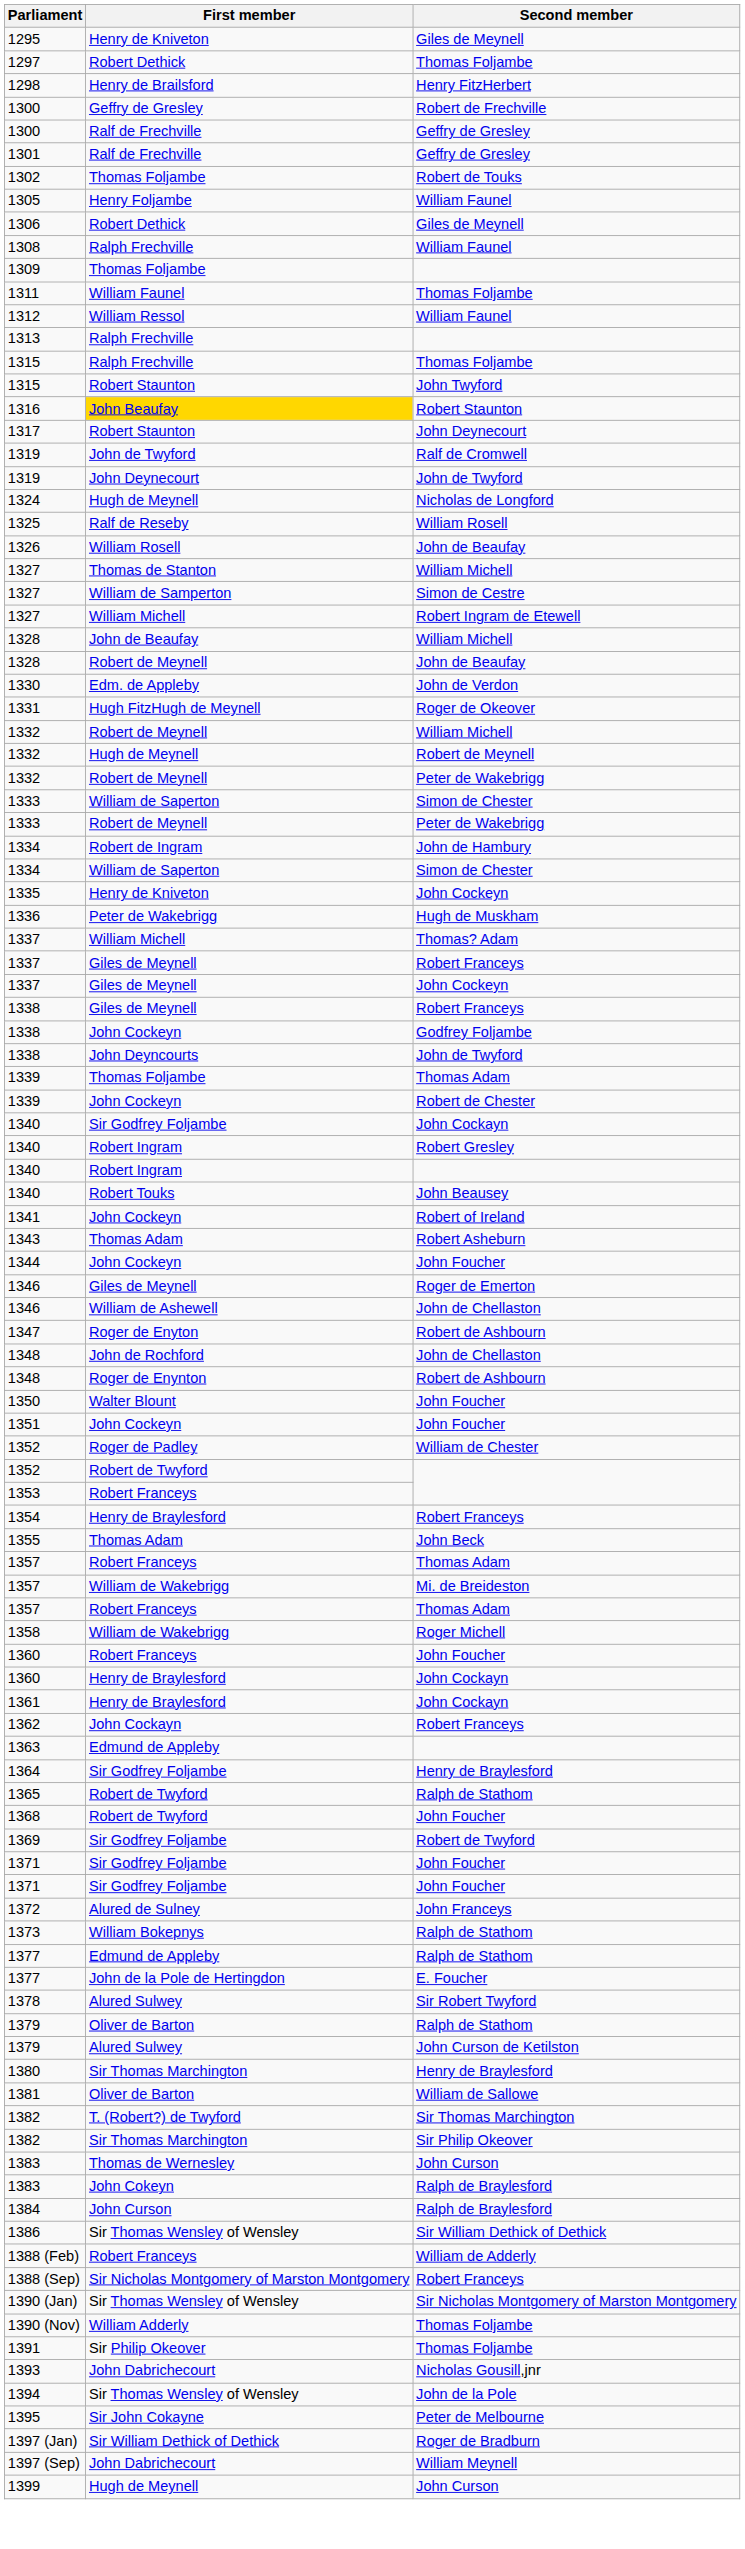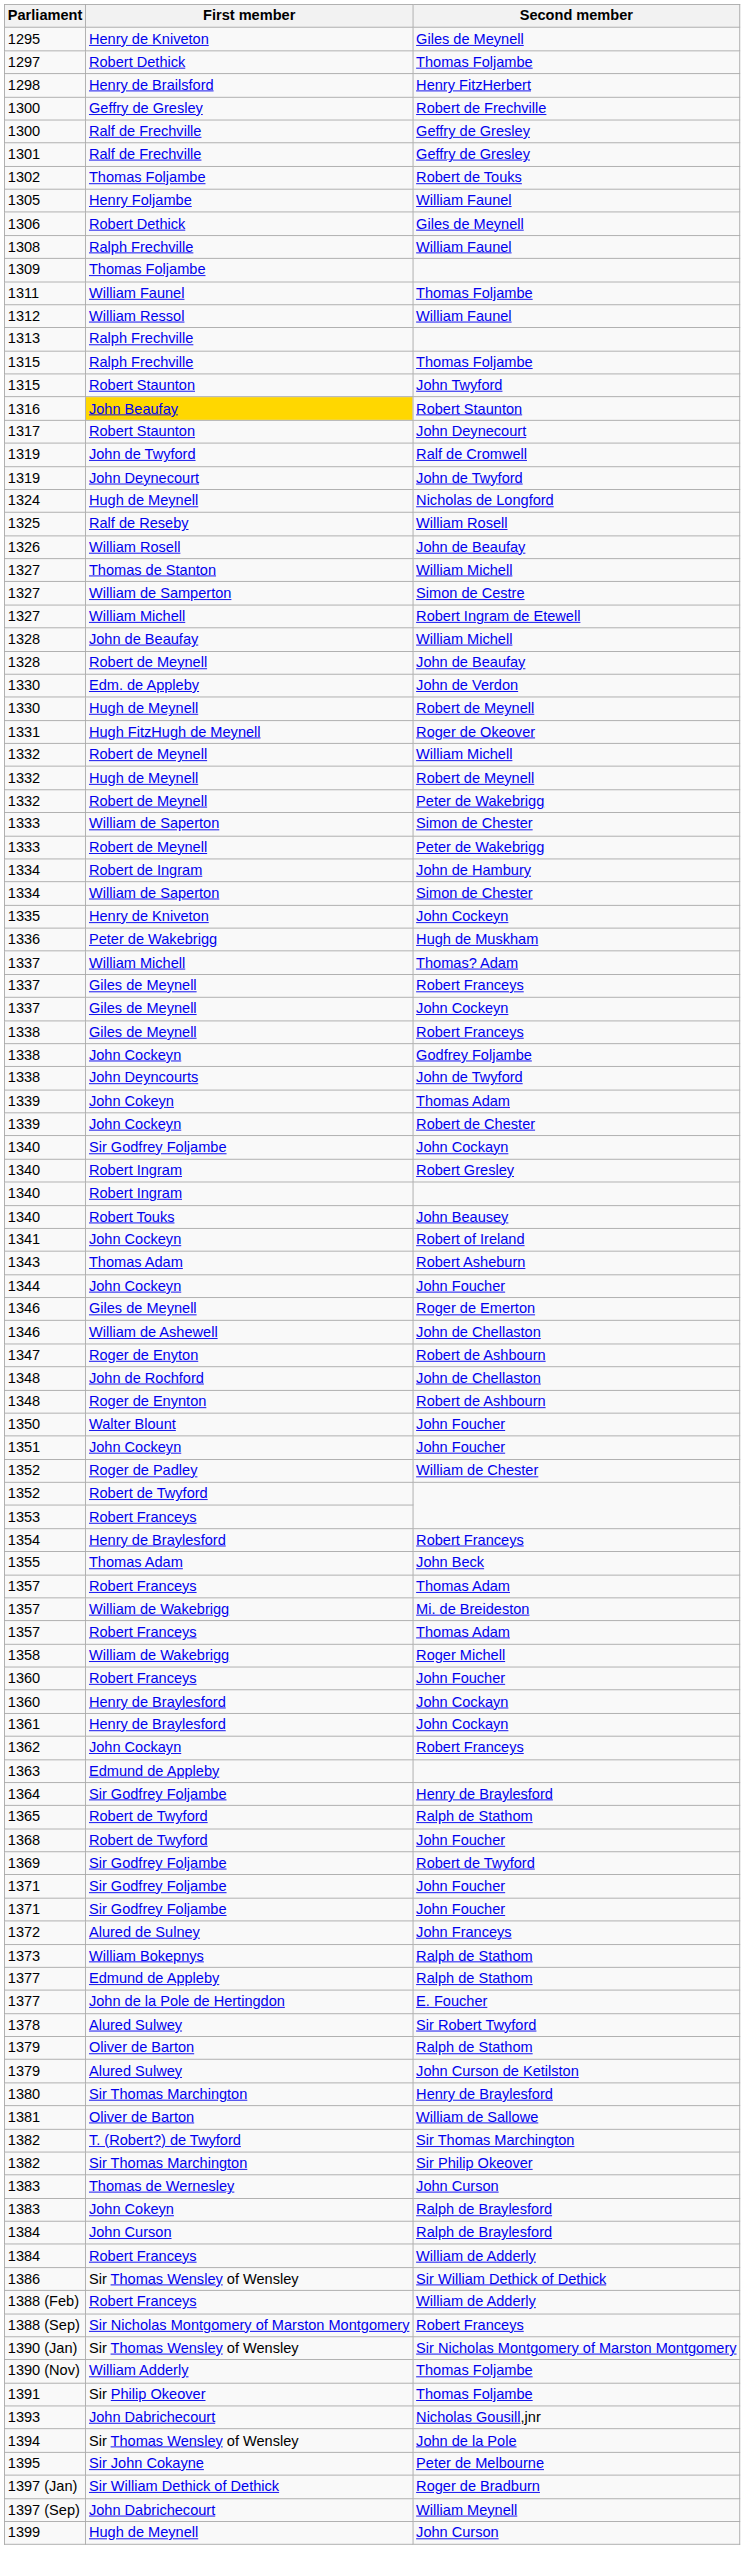+ row: (24, 708)
(147, 1078) Thomas Foljambe -> (131, 1101) John Cokeyn
+ row: (24, 2255)
